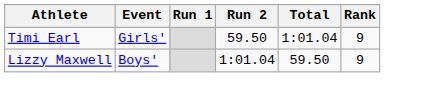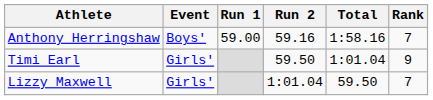+ row: (84, 38)
(138, 60) Boys' -> (190, 83) Girls'
(360, 60) 9 -> (408, 83) 7
